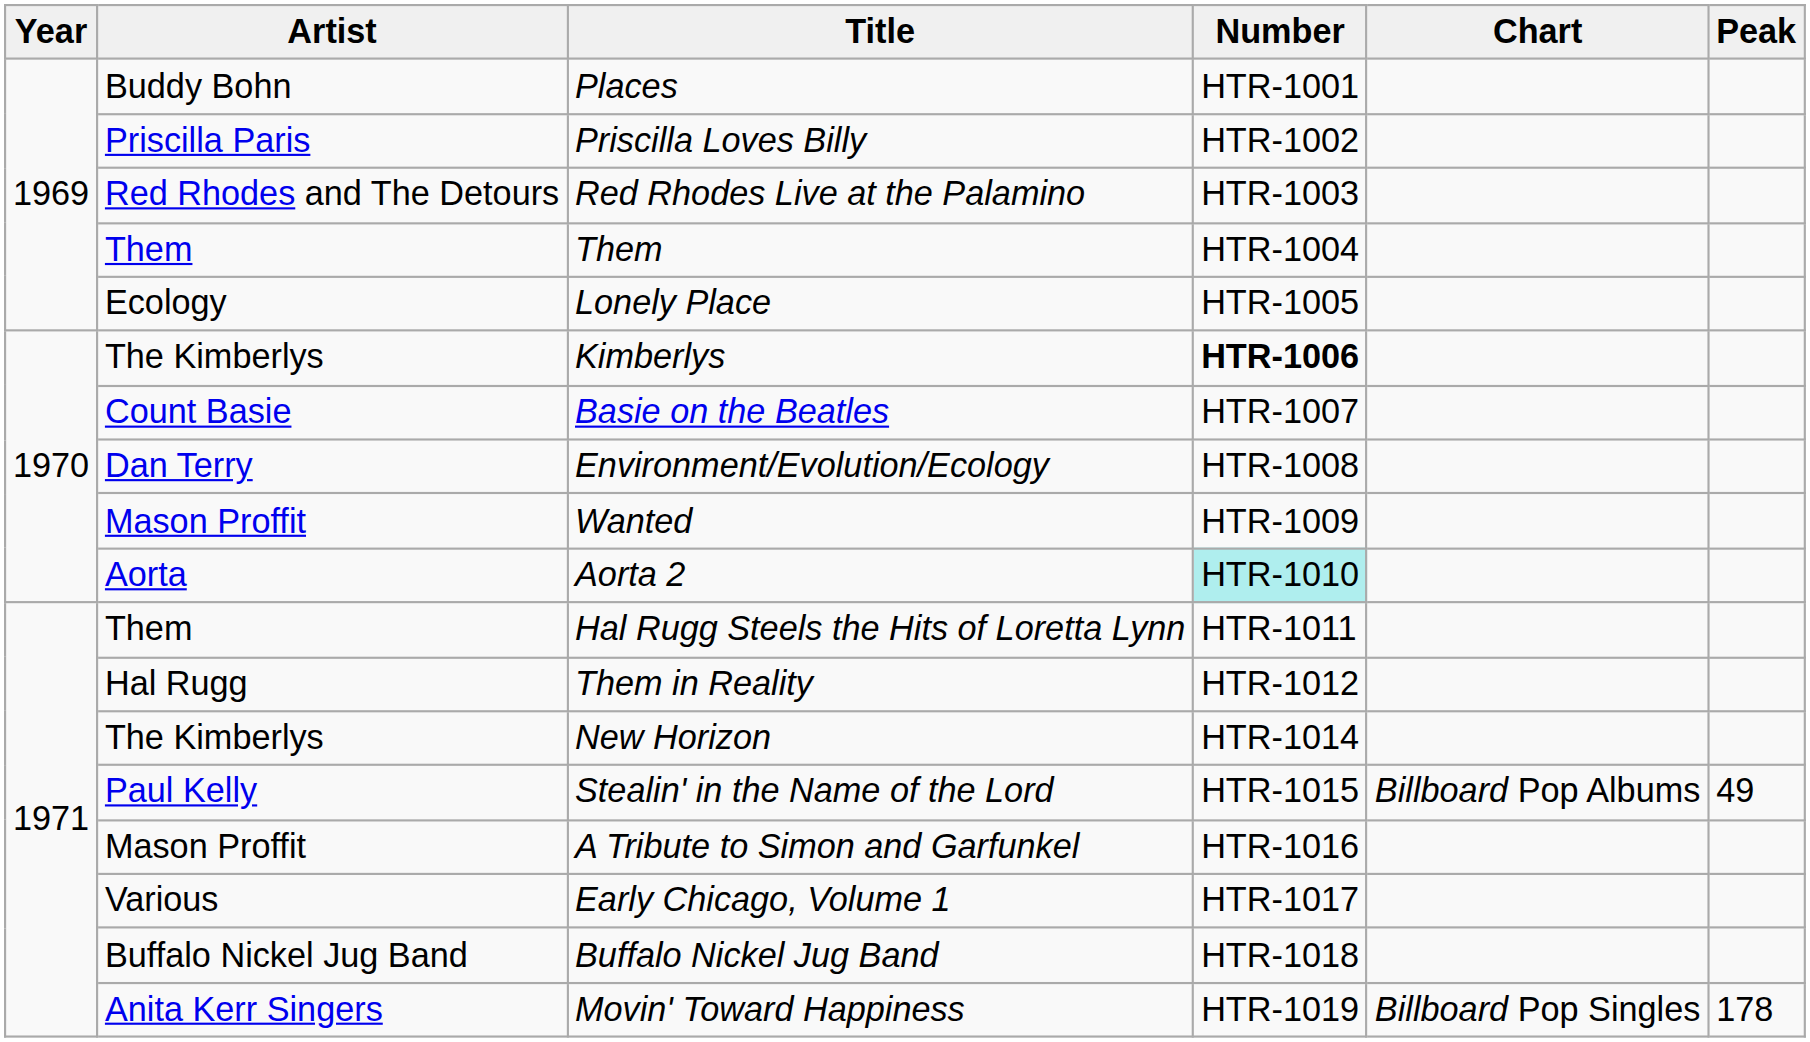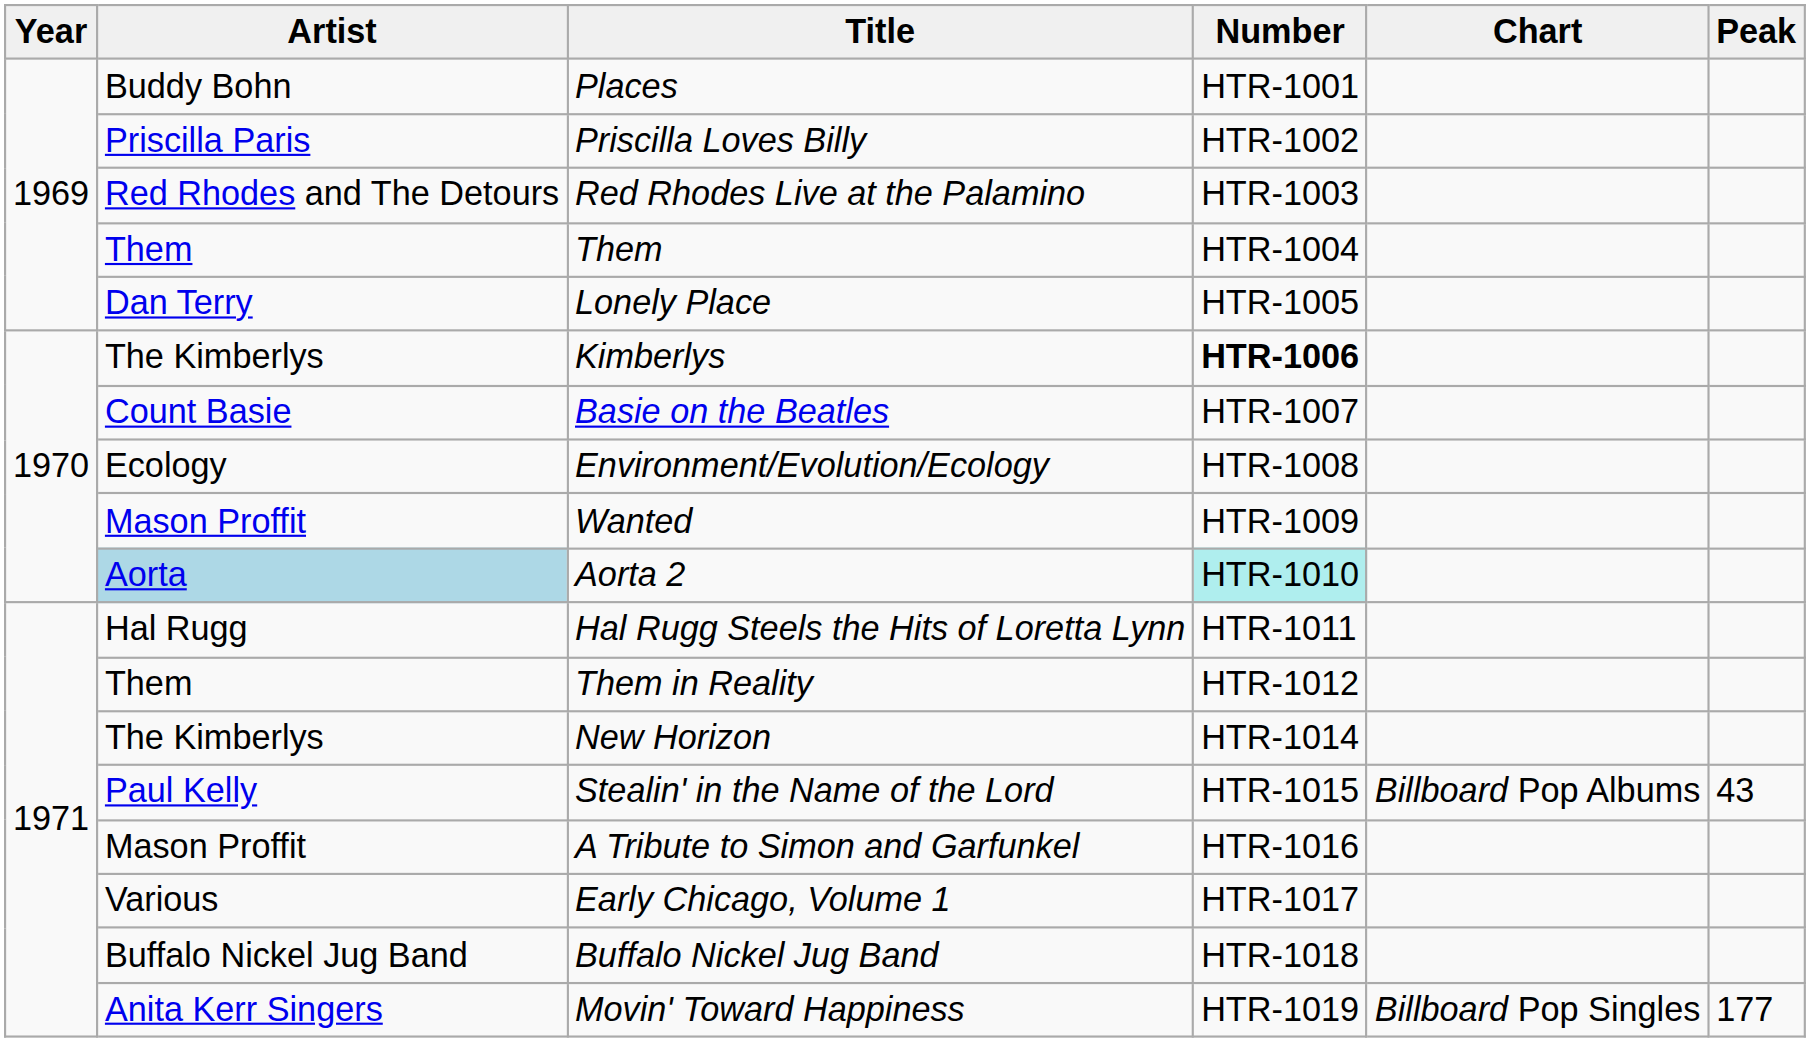(166, 303) Ecology -> (179, 303) Dan Terry
(179, 466) Dan Terry -> (166, 466) Ecology
(146, 574) no background -> (146, 574) lightblue background
(149, 628) Them -> (176, 628) Hal Rugg
(176, 683) Hal Rugg -> (149, 683) Them
(1735, 791) 49 -> (1735, 791) 43
(1745, 1009) 178 -> (1745, 1009) 177
